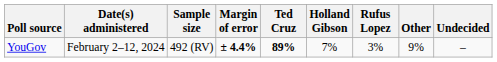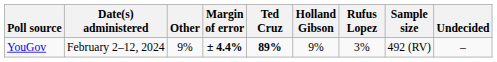columns swapped: (192, 21) <-> (416, 28)
(330, 47) 7% -> (316, 47) 9%
